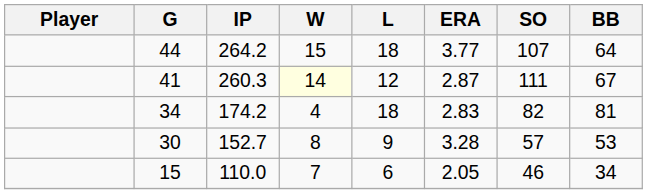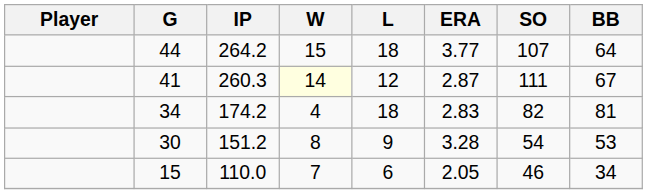(243, 142) 152.7 -> (243, 142) 151.2
(533, 142) 57 -> (533, 142) 54
